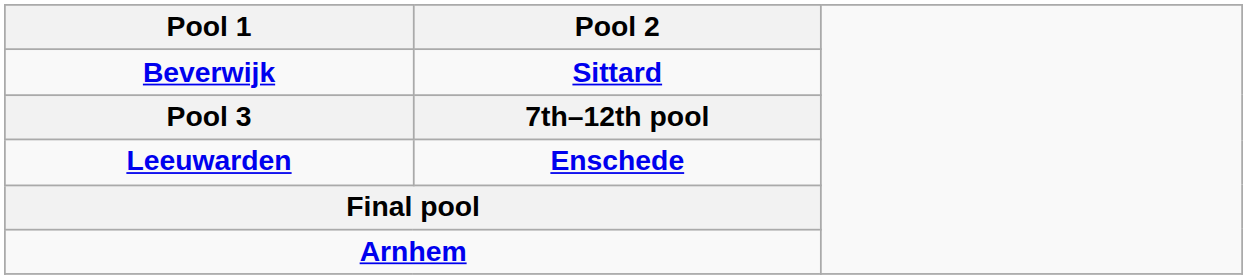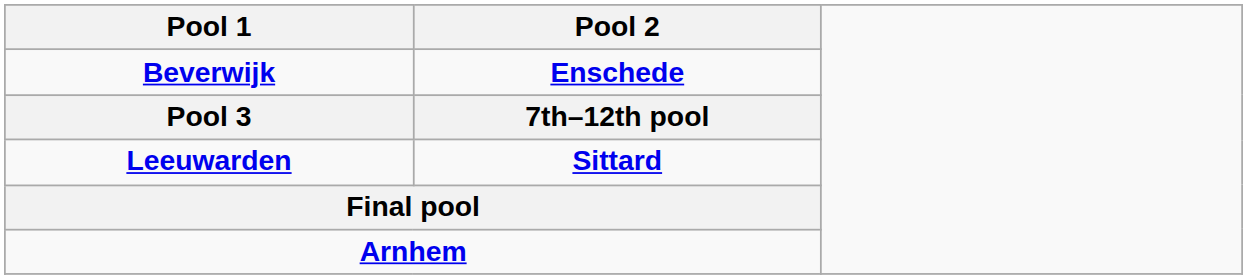(617, 71) Sittard -> (617, 71) Enschede
(617, 161) Enschede -> (617, 161) Sittard
